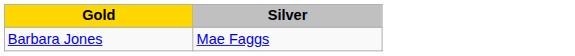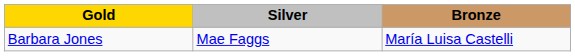+ column: (476, 16)
